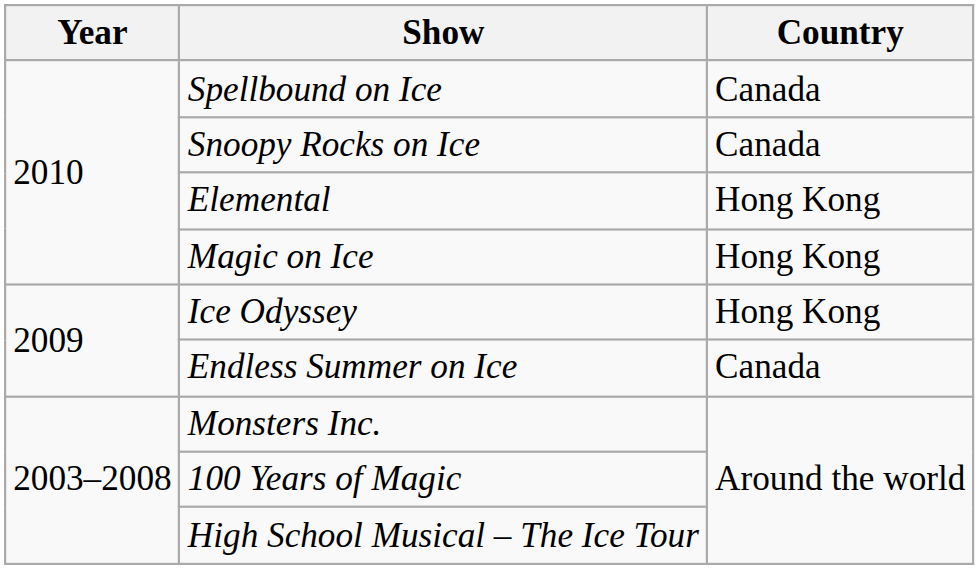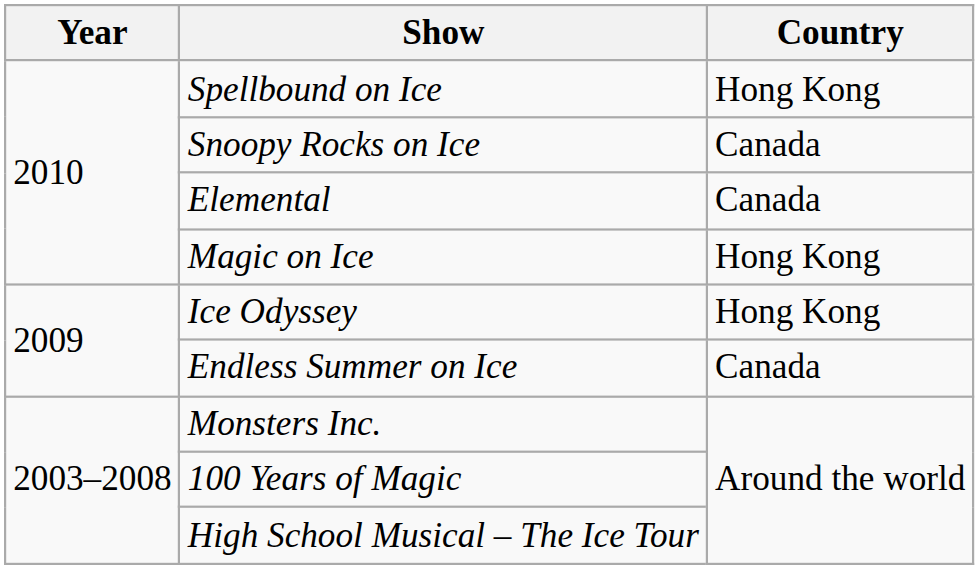(768, 88) Canada -> (798, 88) Hong Kong
(798, 199) Hong Kong -> (768, 199) Canada
